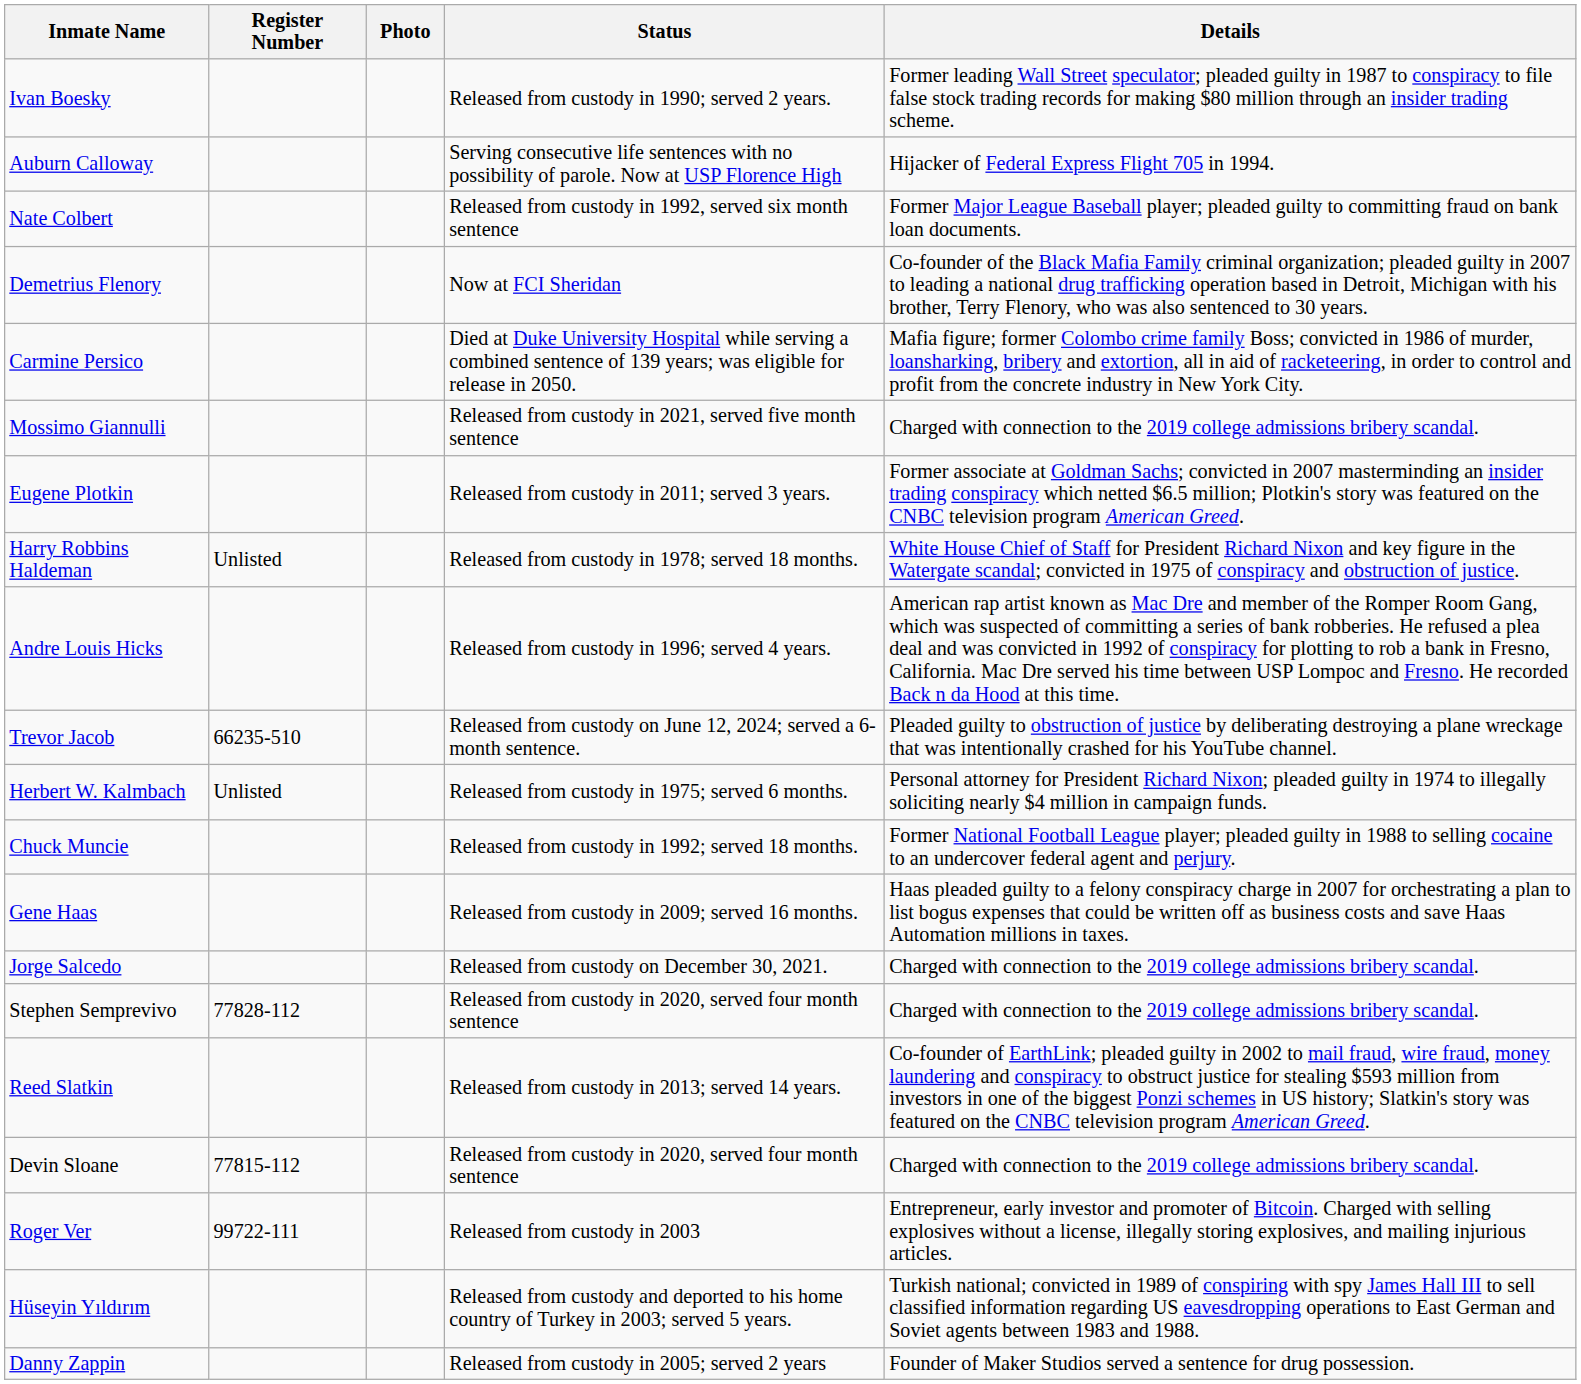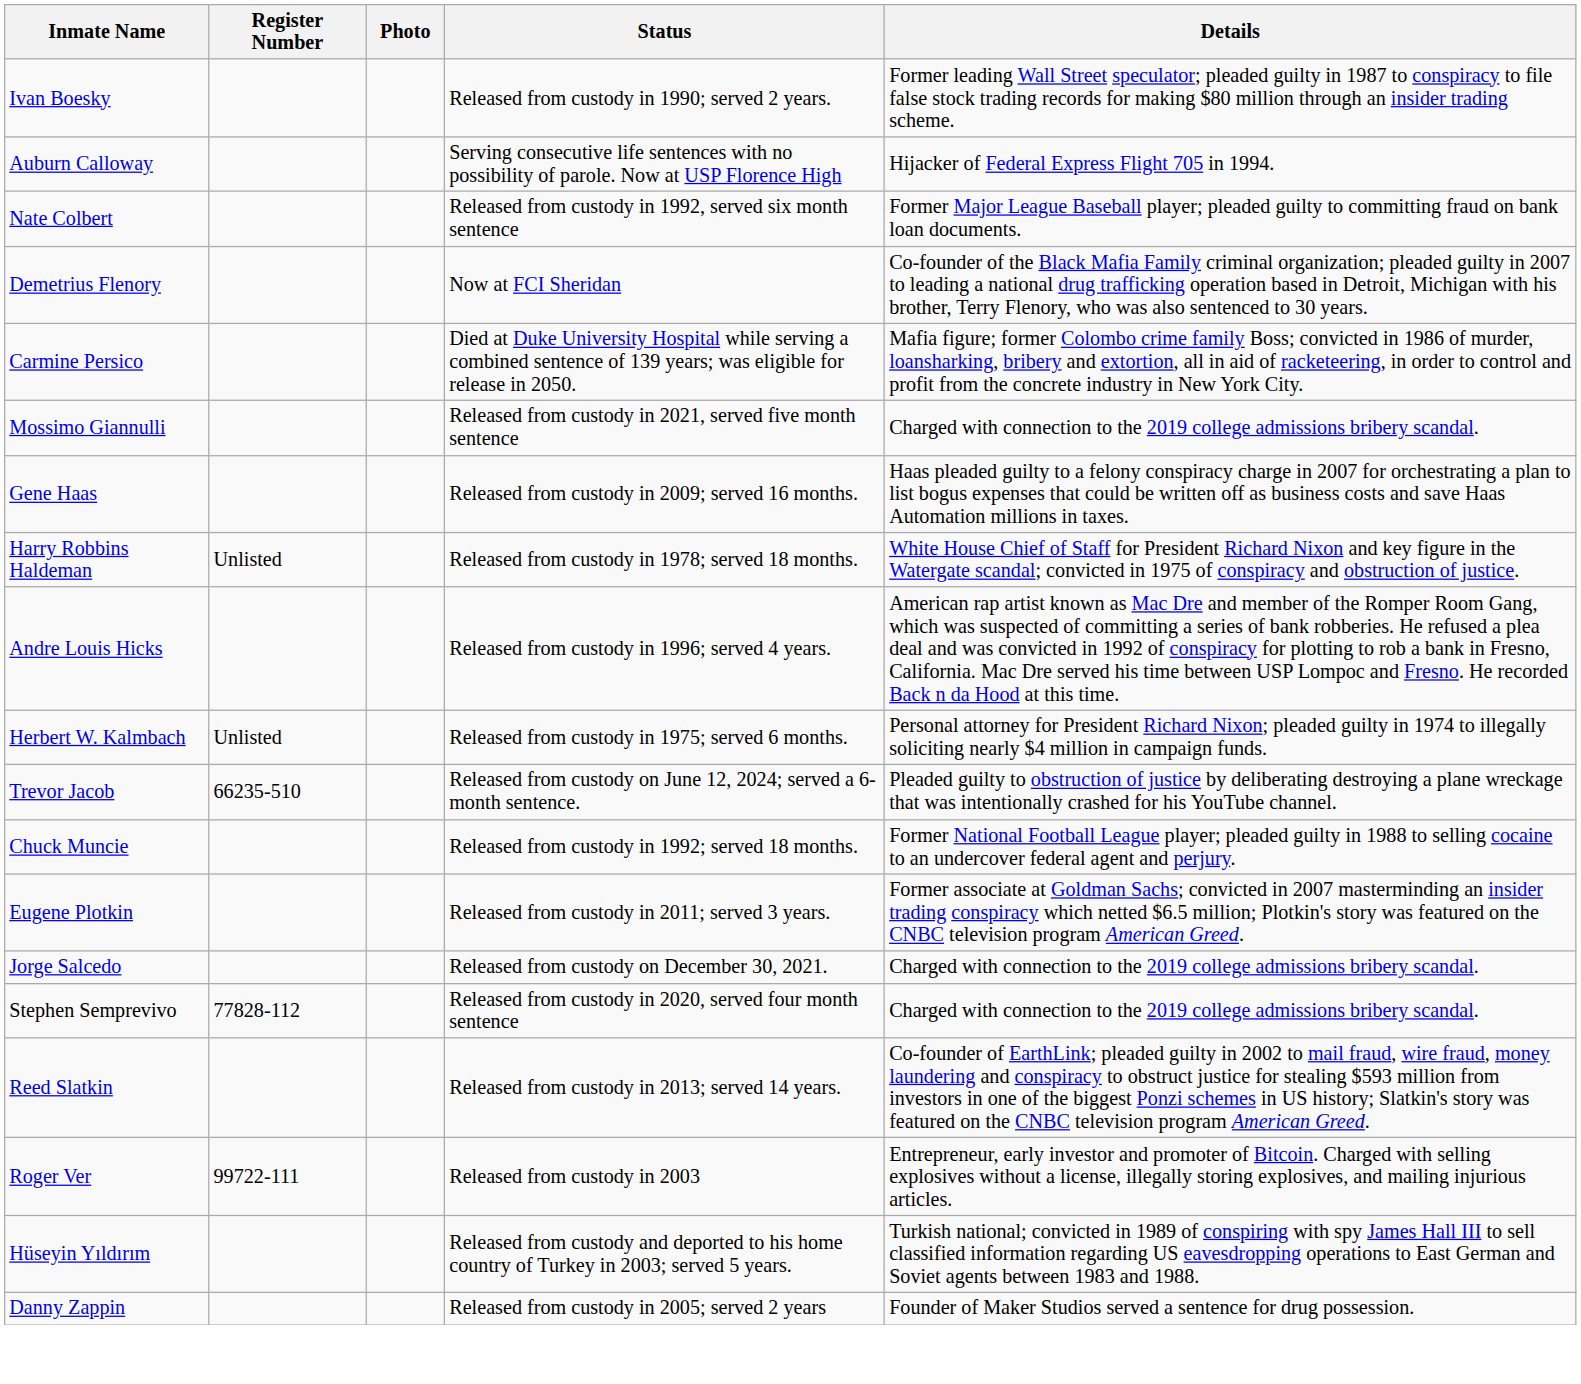rows swapped: (53, 912) <-> (71, 493)
rows swapped: (62, 737) <-> (97, 791)
- row: (64, 1165)
